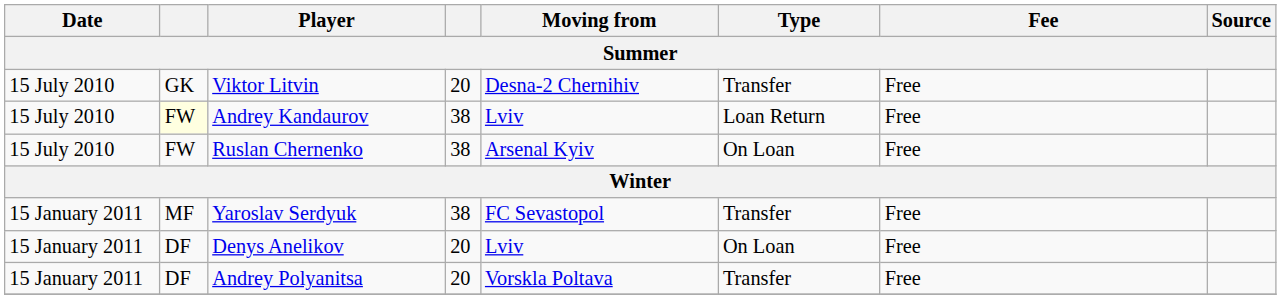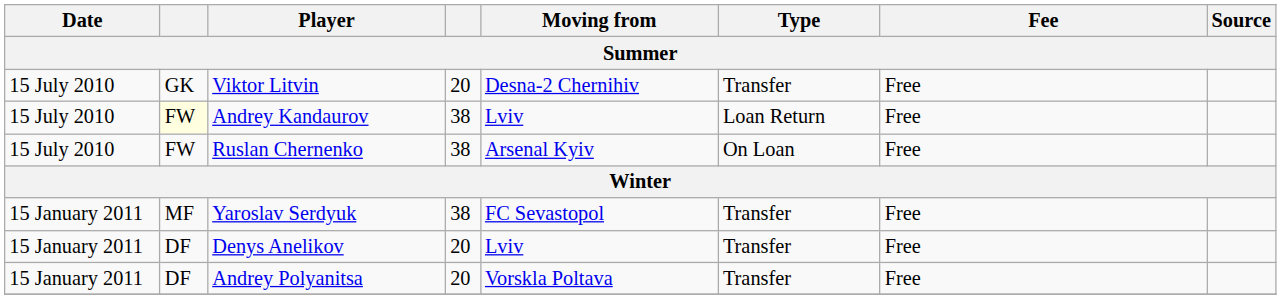(759, 246) On Loan -> (757, 246) Transfer
